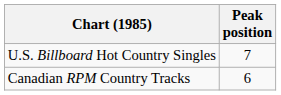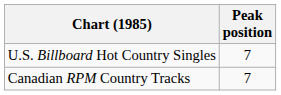(247, 78) 6 -> (247, 78) 7
